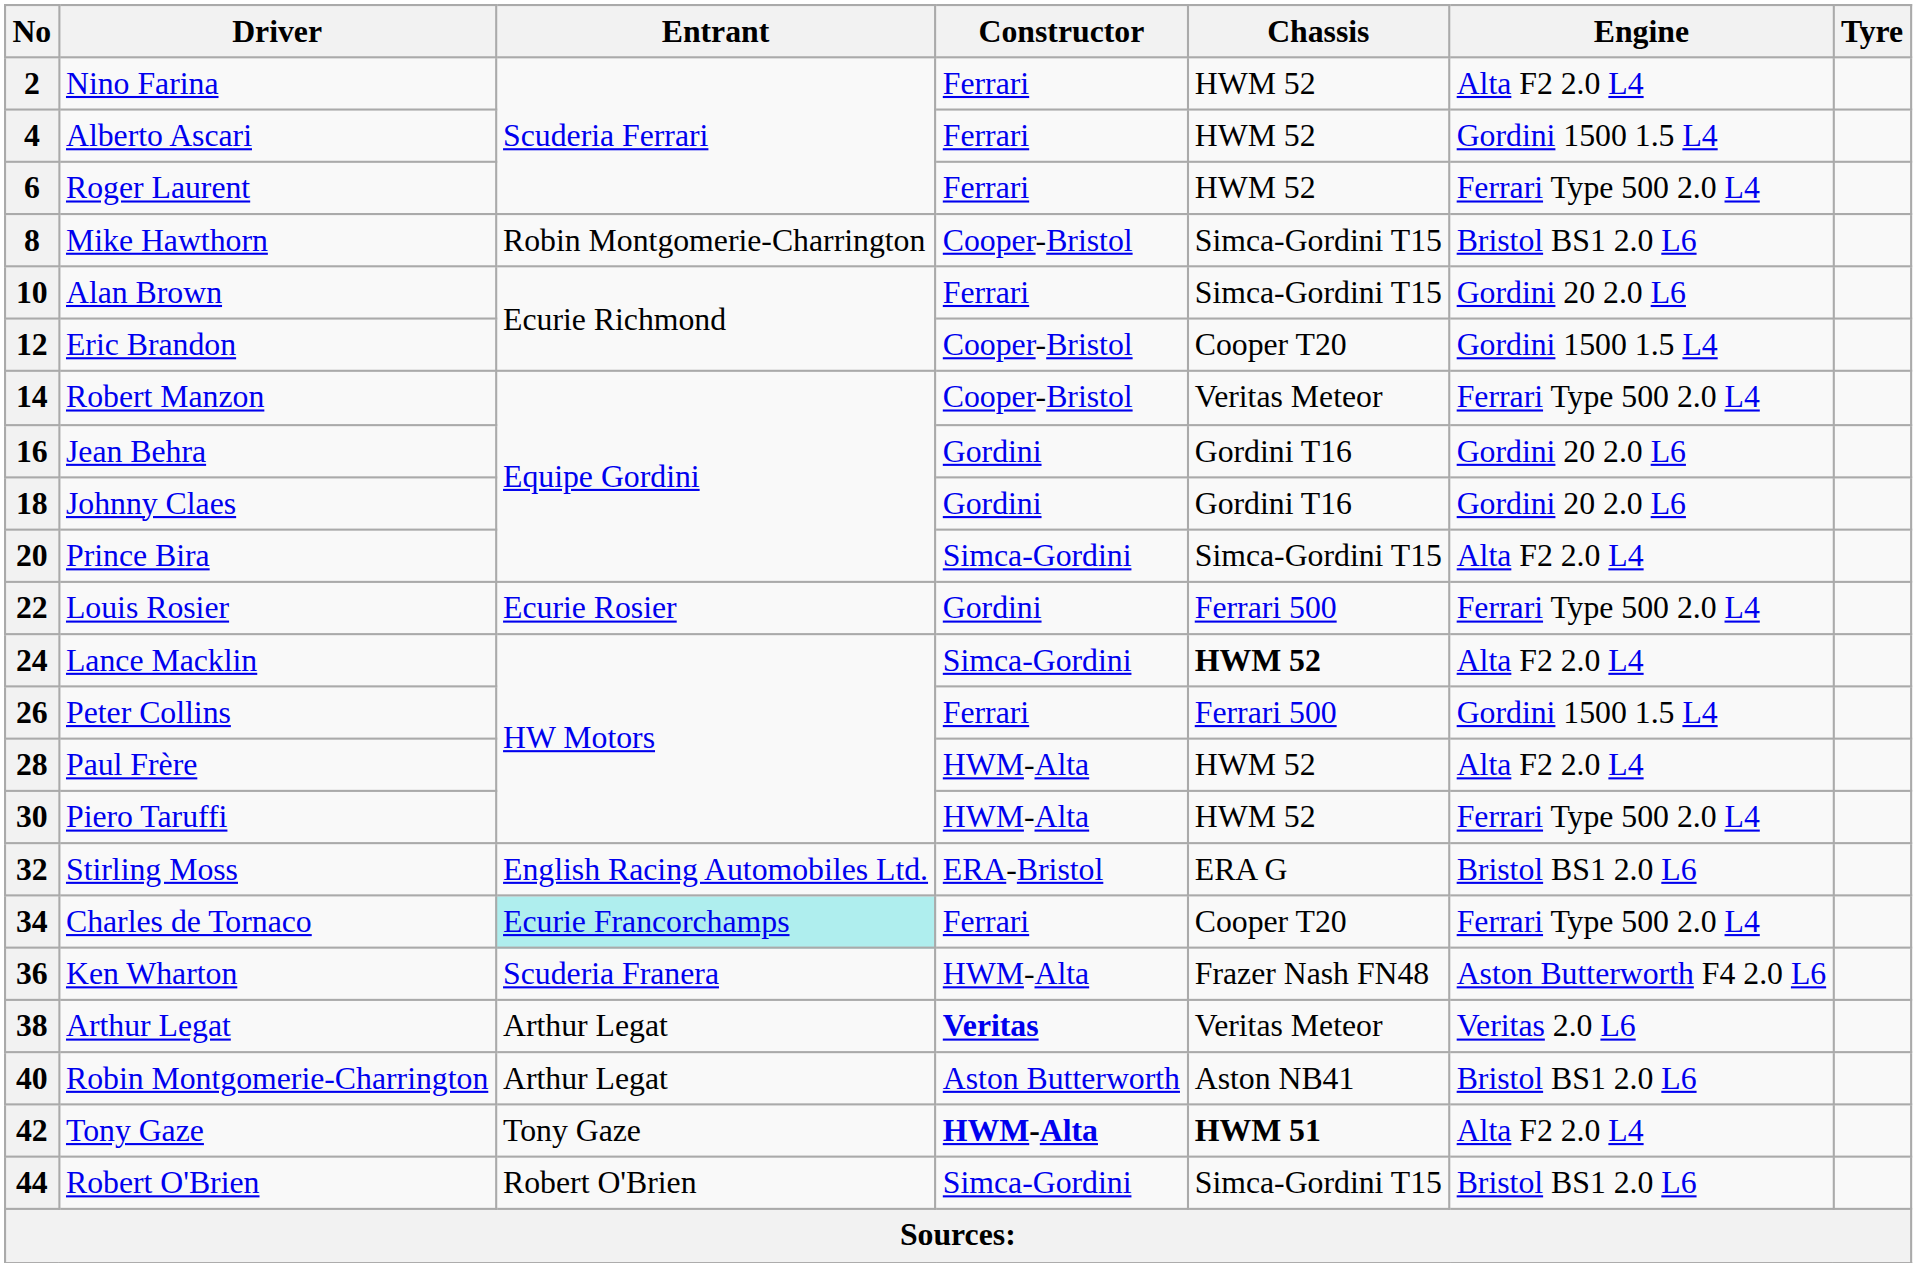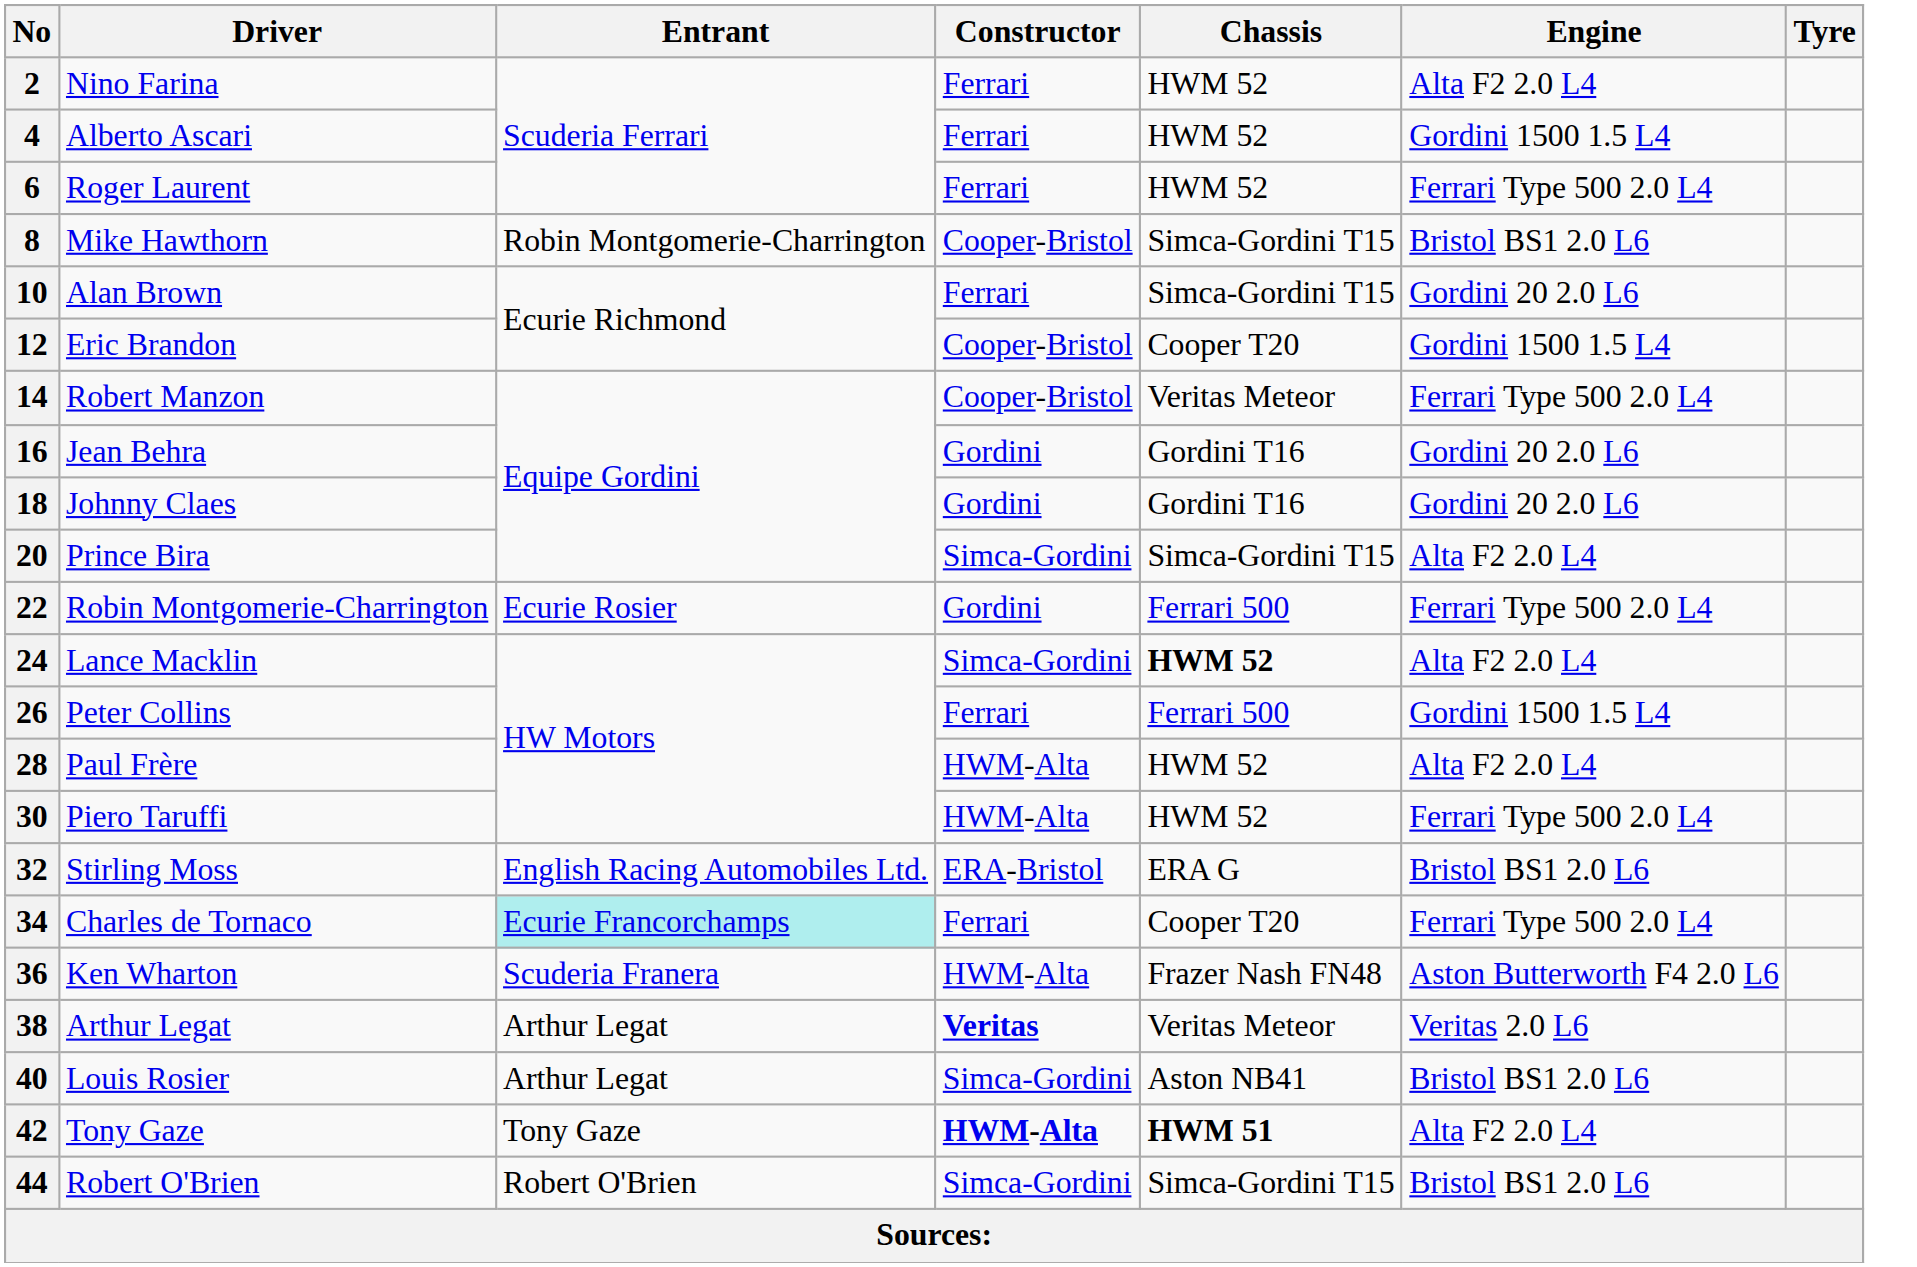(148, 607) Louis Rosier -> (277, 607) Robin Montgomerie-Charrington
(277, 1078) Robin Montgomerie-Charrington -> (148, 1078) Louis Rosier
(1061, 1078) Aston Butterworth -> (1037, 1078) Simca-Gordini
